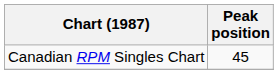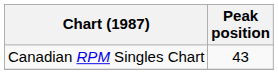(241, 57) 45 -> (241, 57) 43
